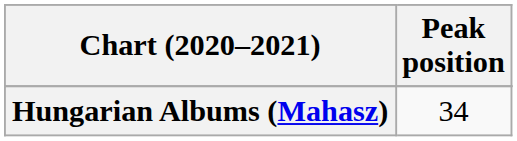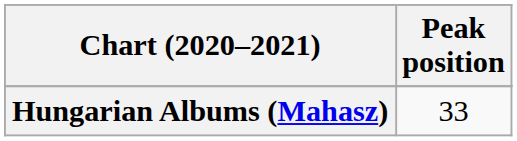(453, 110) 34 -> (453, 110) 33
